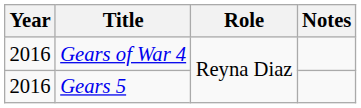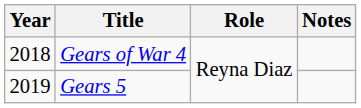(30, 53) 2016 -> (30, 53) 2018
(30, 86) 2016 -> (30, 86) 2019
